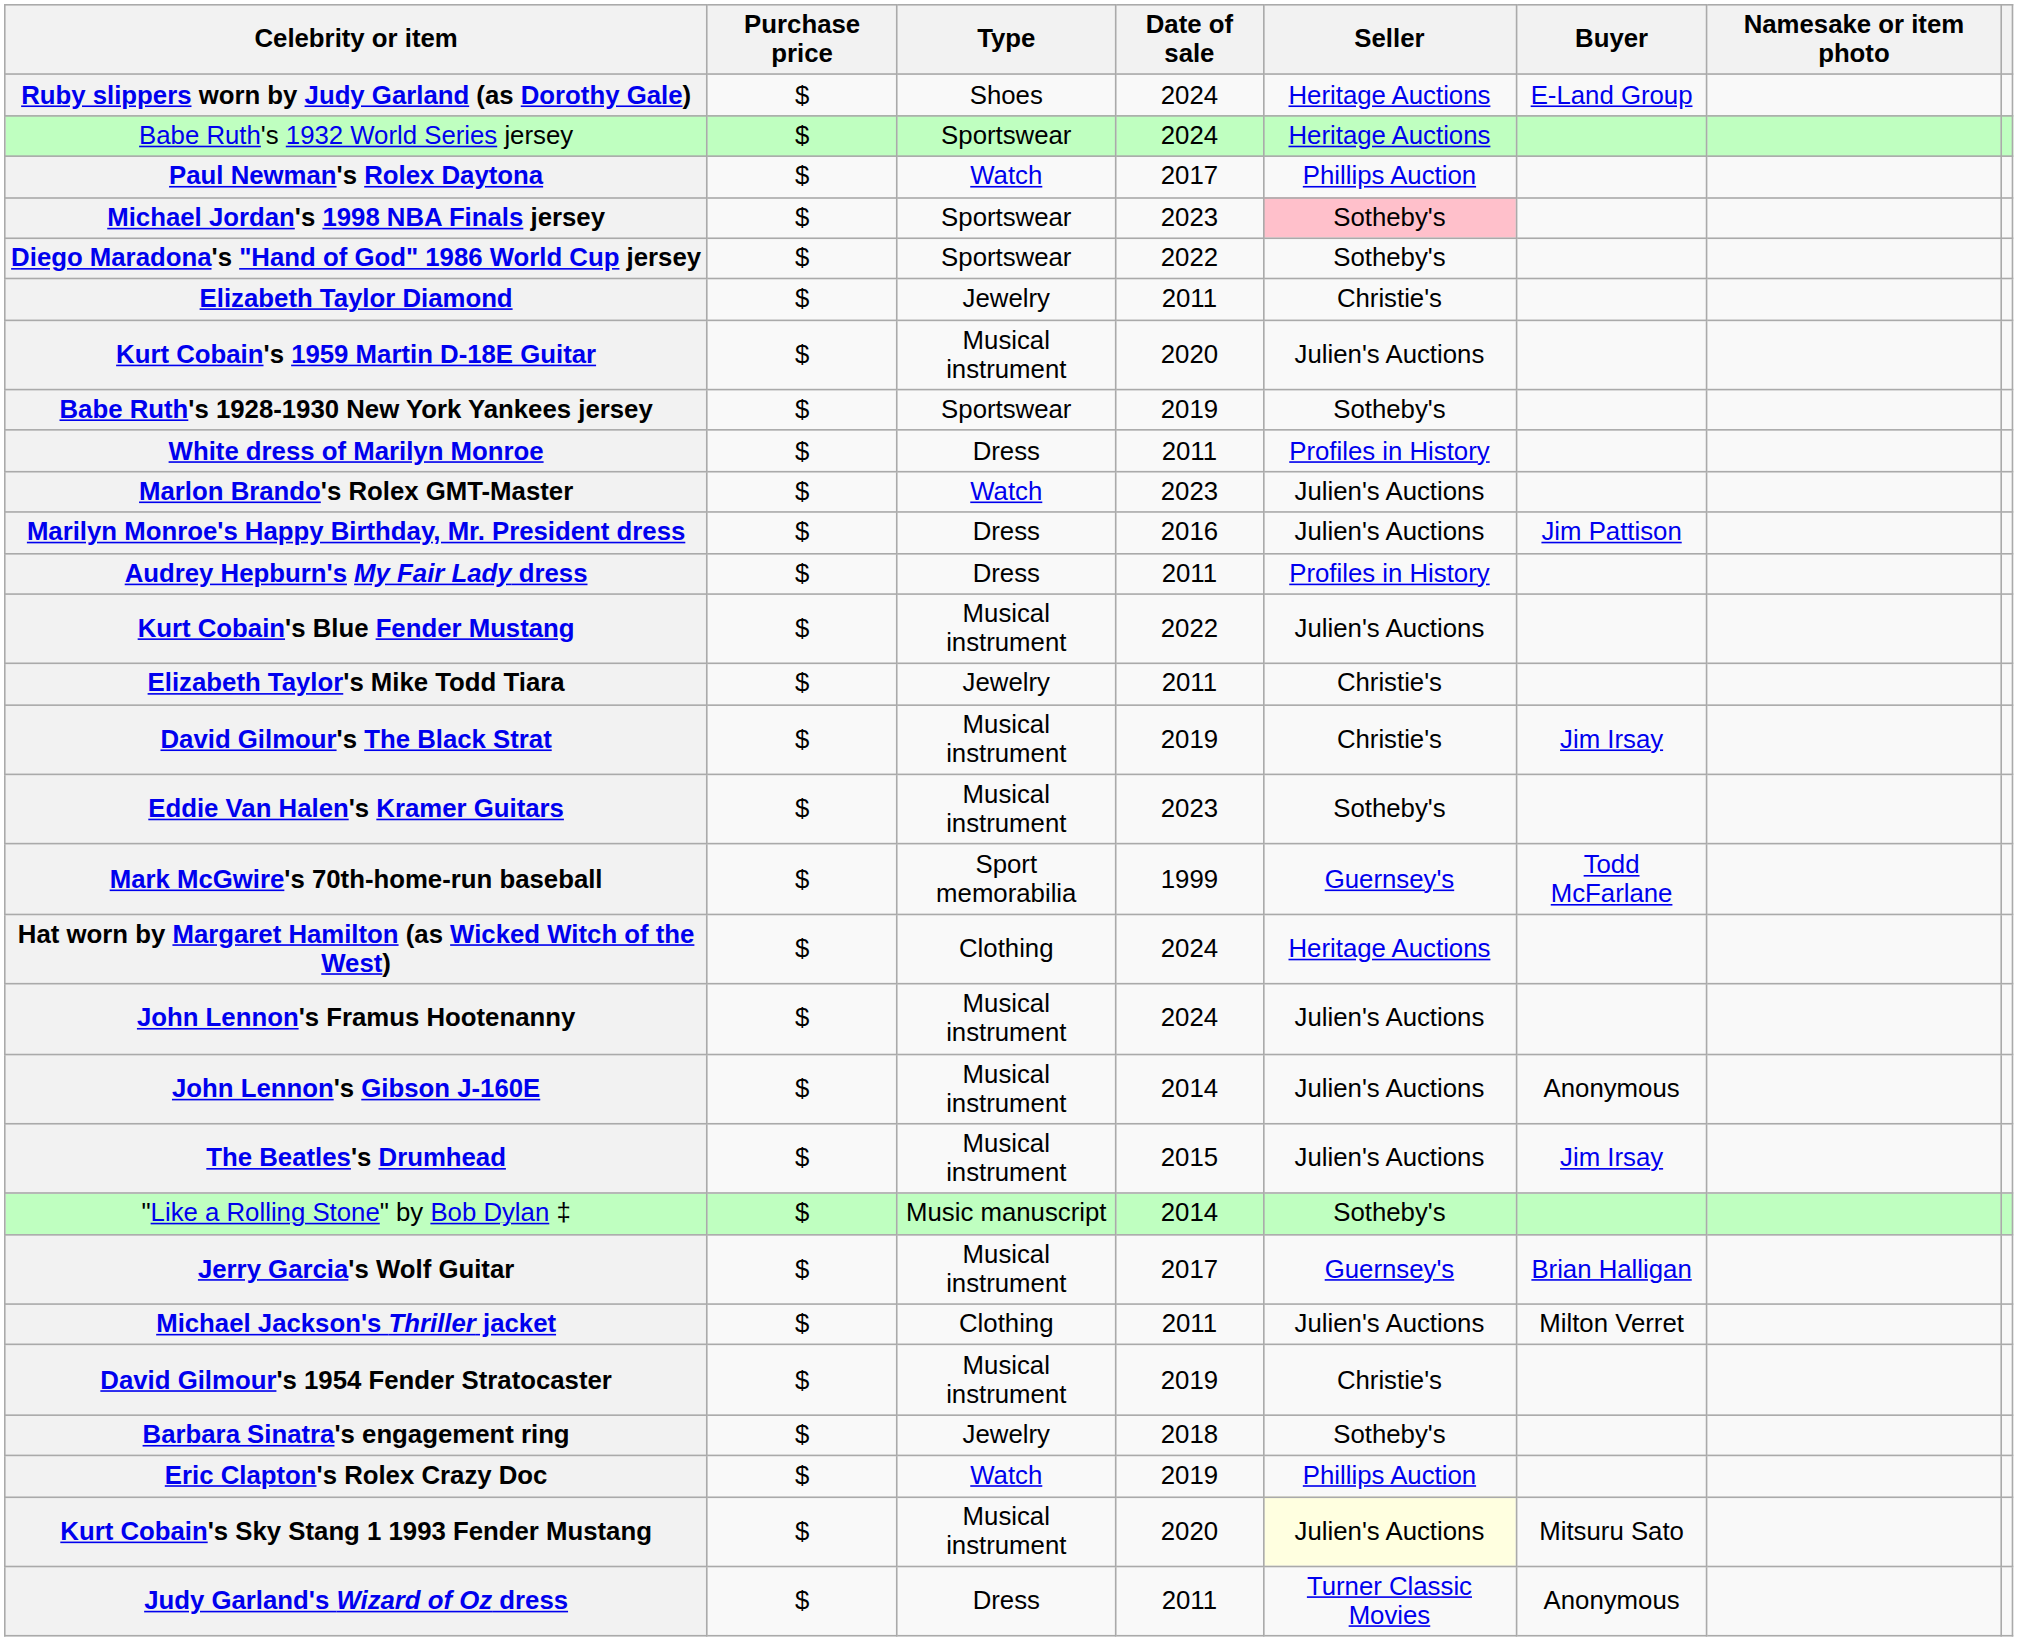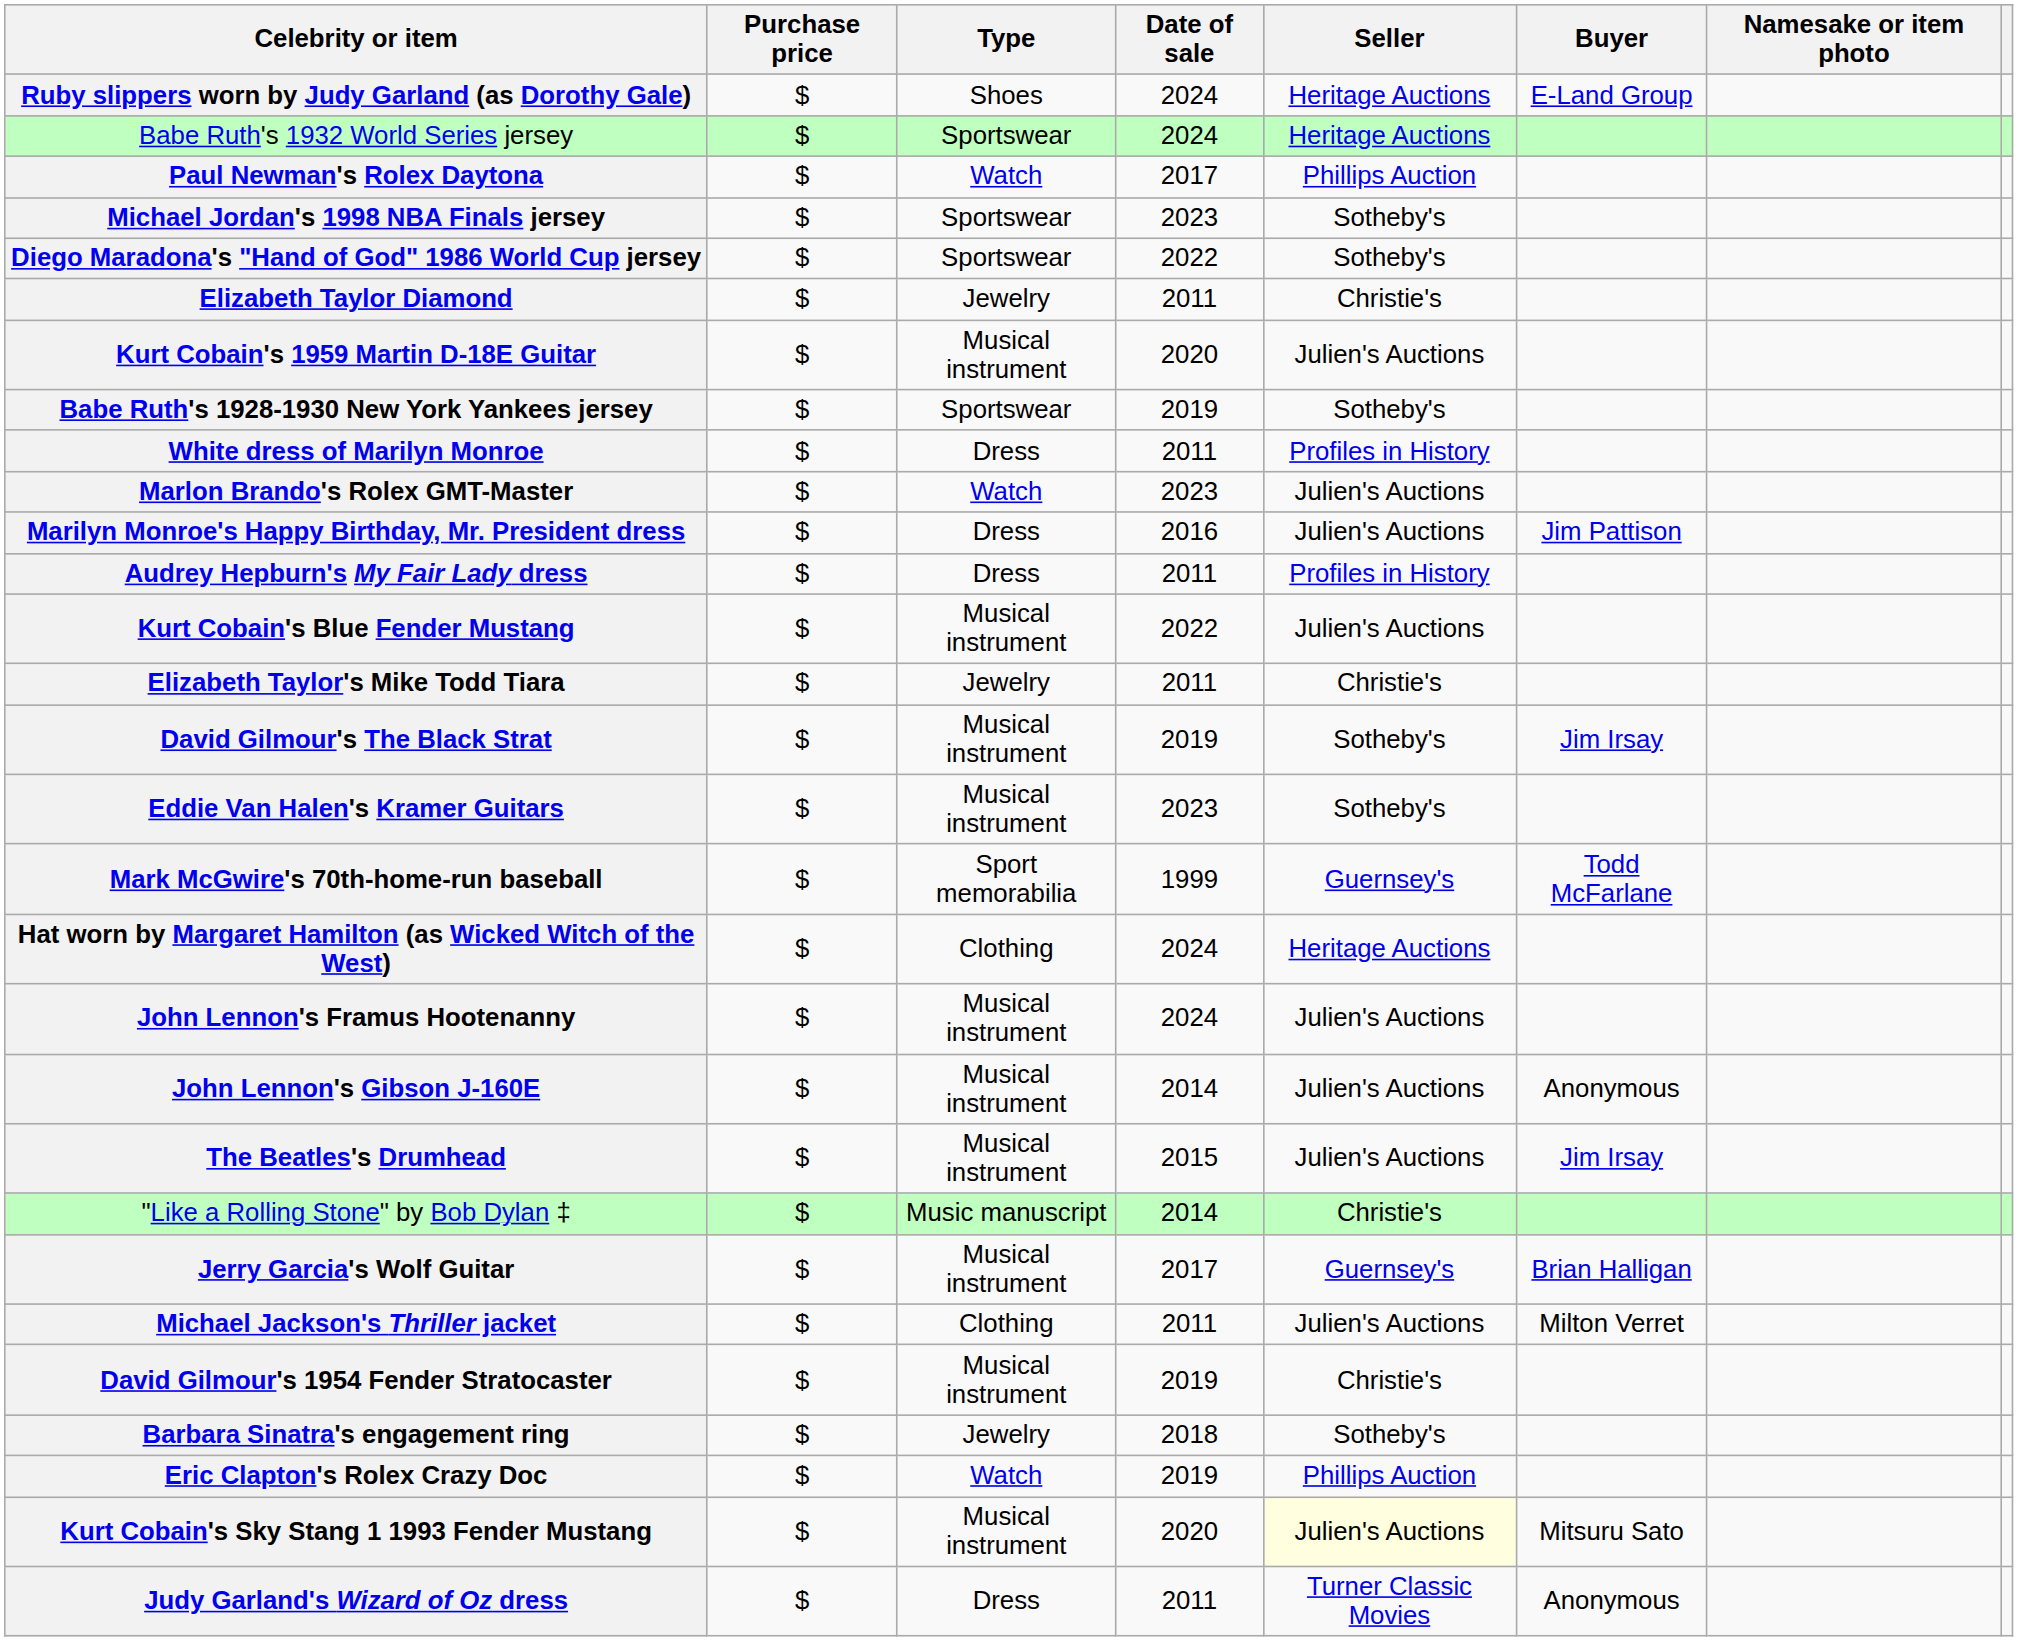(1389, 217) pink background -> (1389, 217) no background
(1389, 739) Christie's -> (1389, 739) Sotheby's
(1389, 1213) Sotheby's -> (1389, 1213) Christie's
